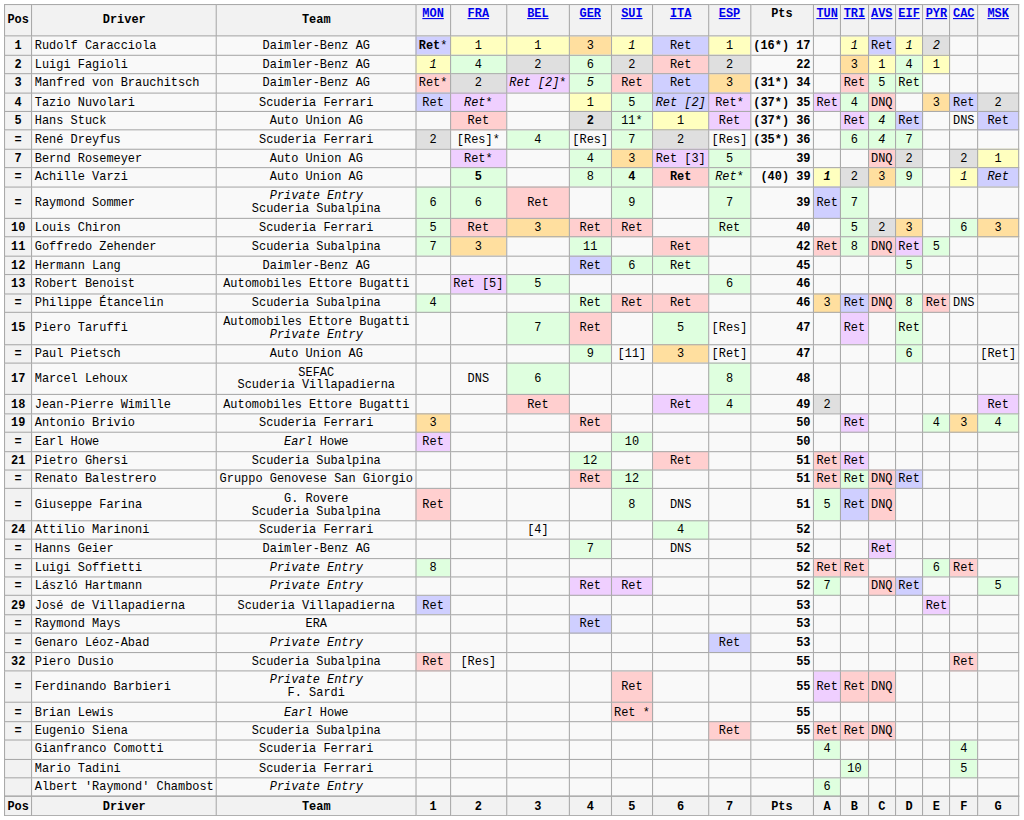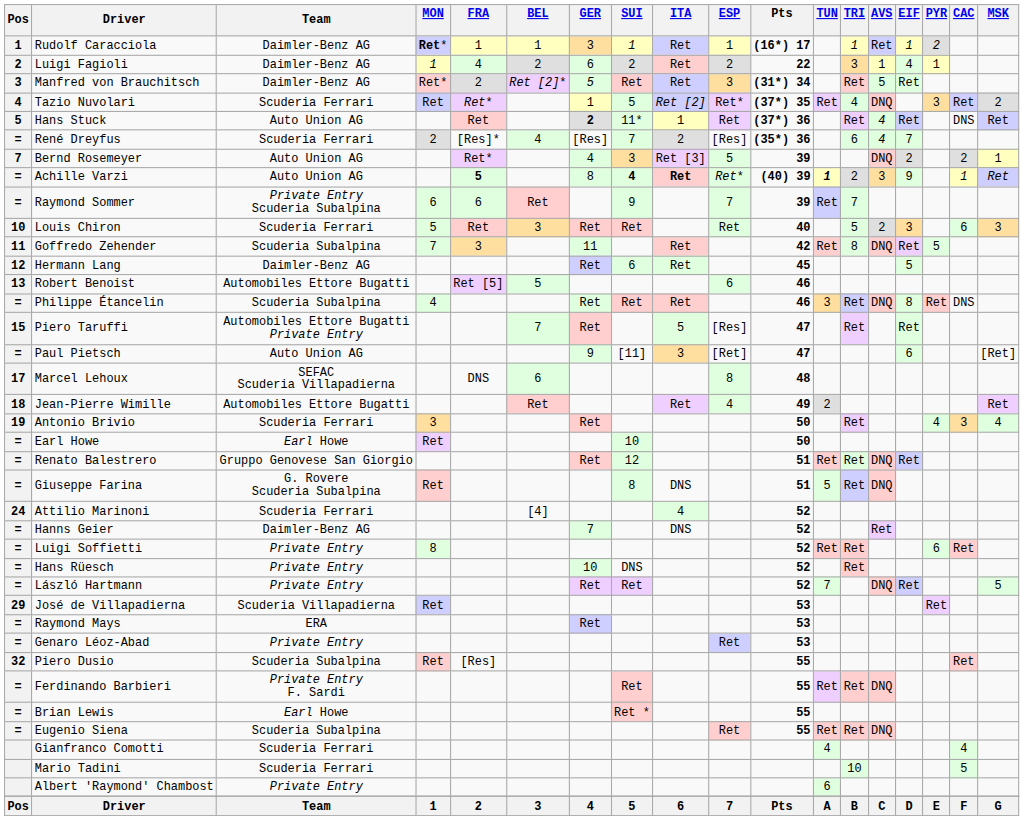- row: (81, 461)
+ row: (74, 568)
